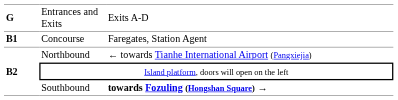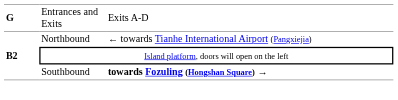- row: (63, 39)
